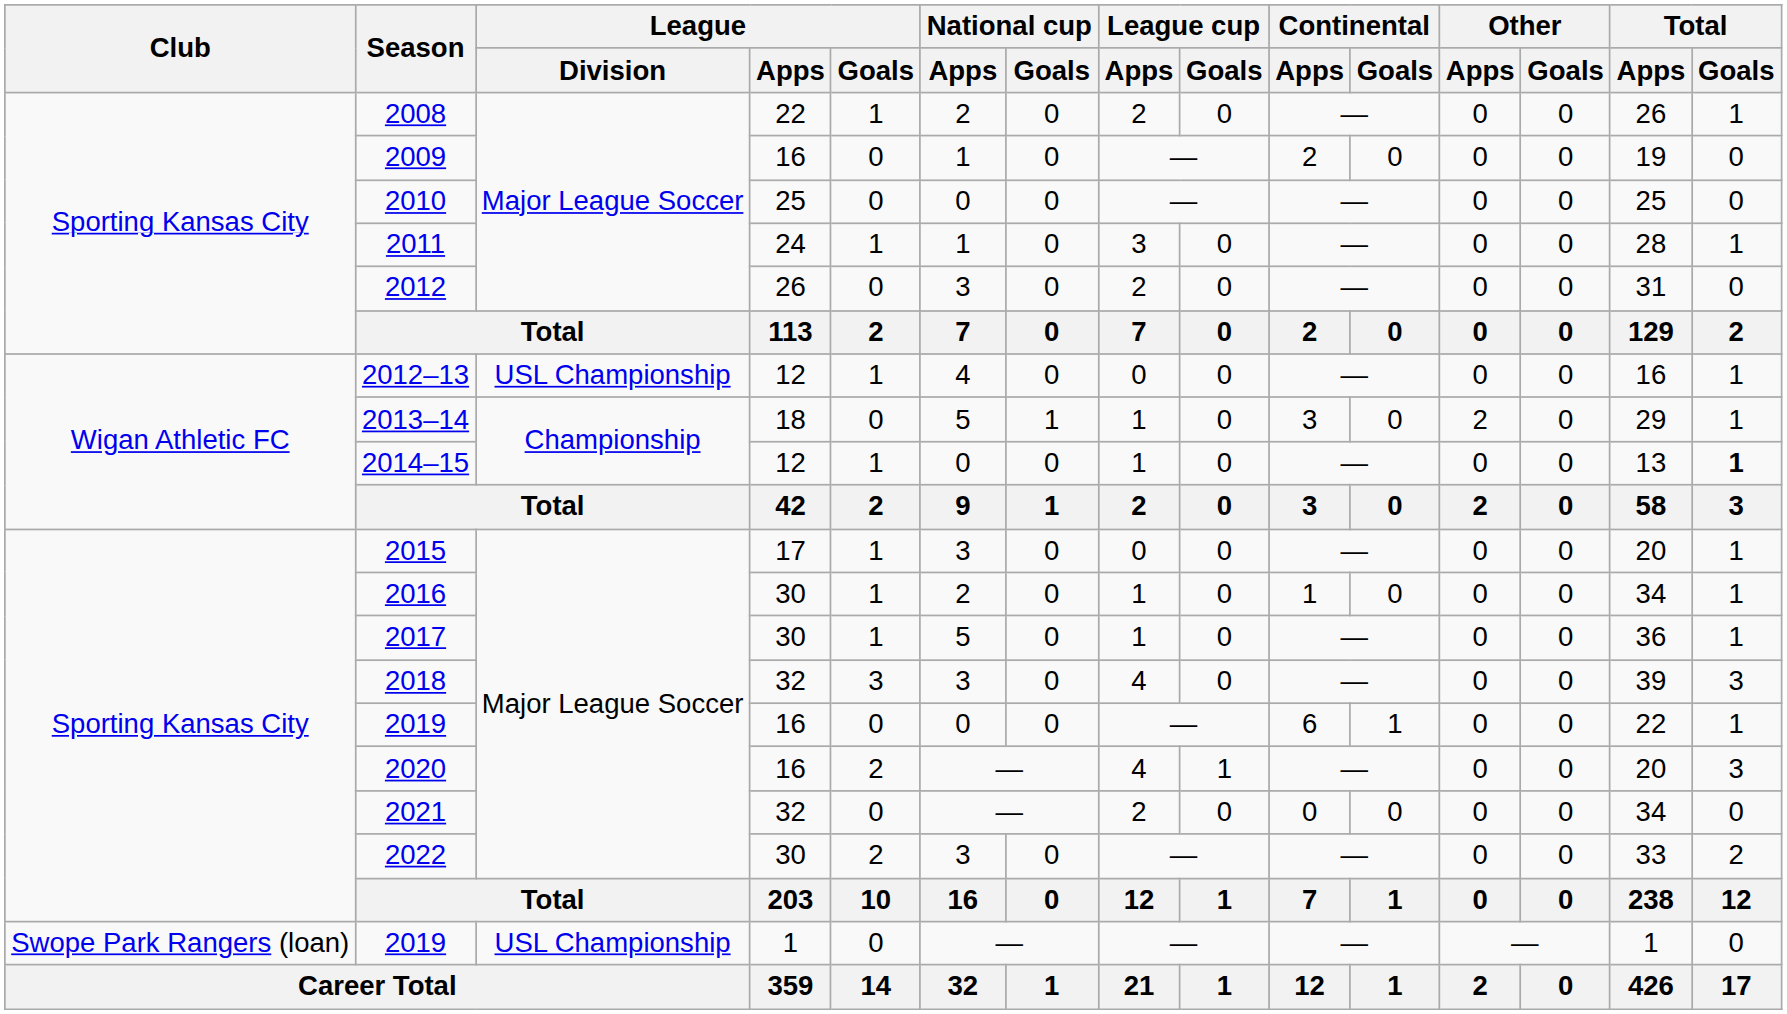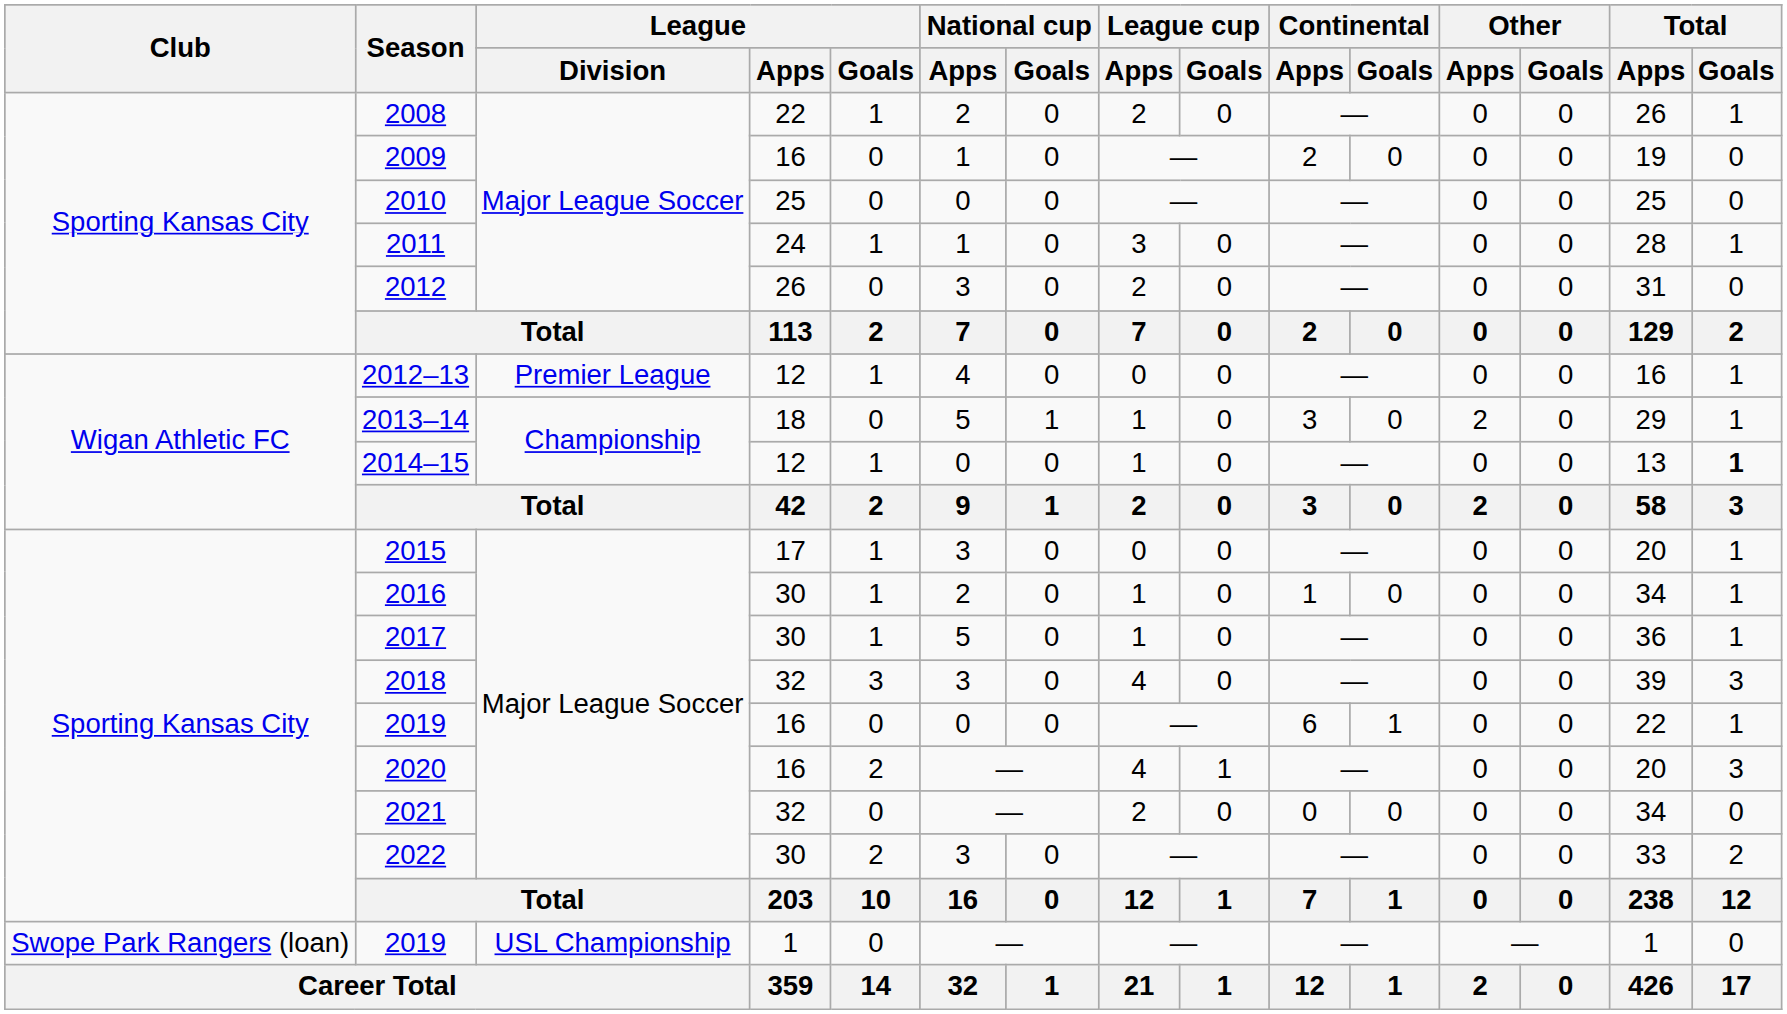(613, 375) USL Championship -> (613, 375) Premier League
